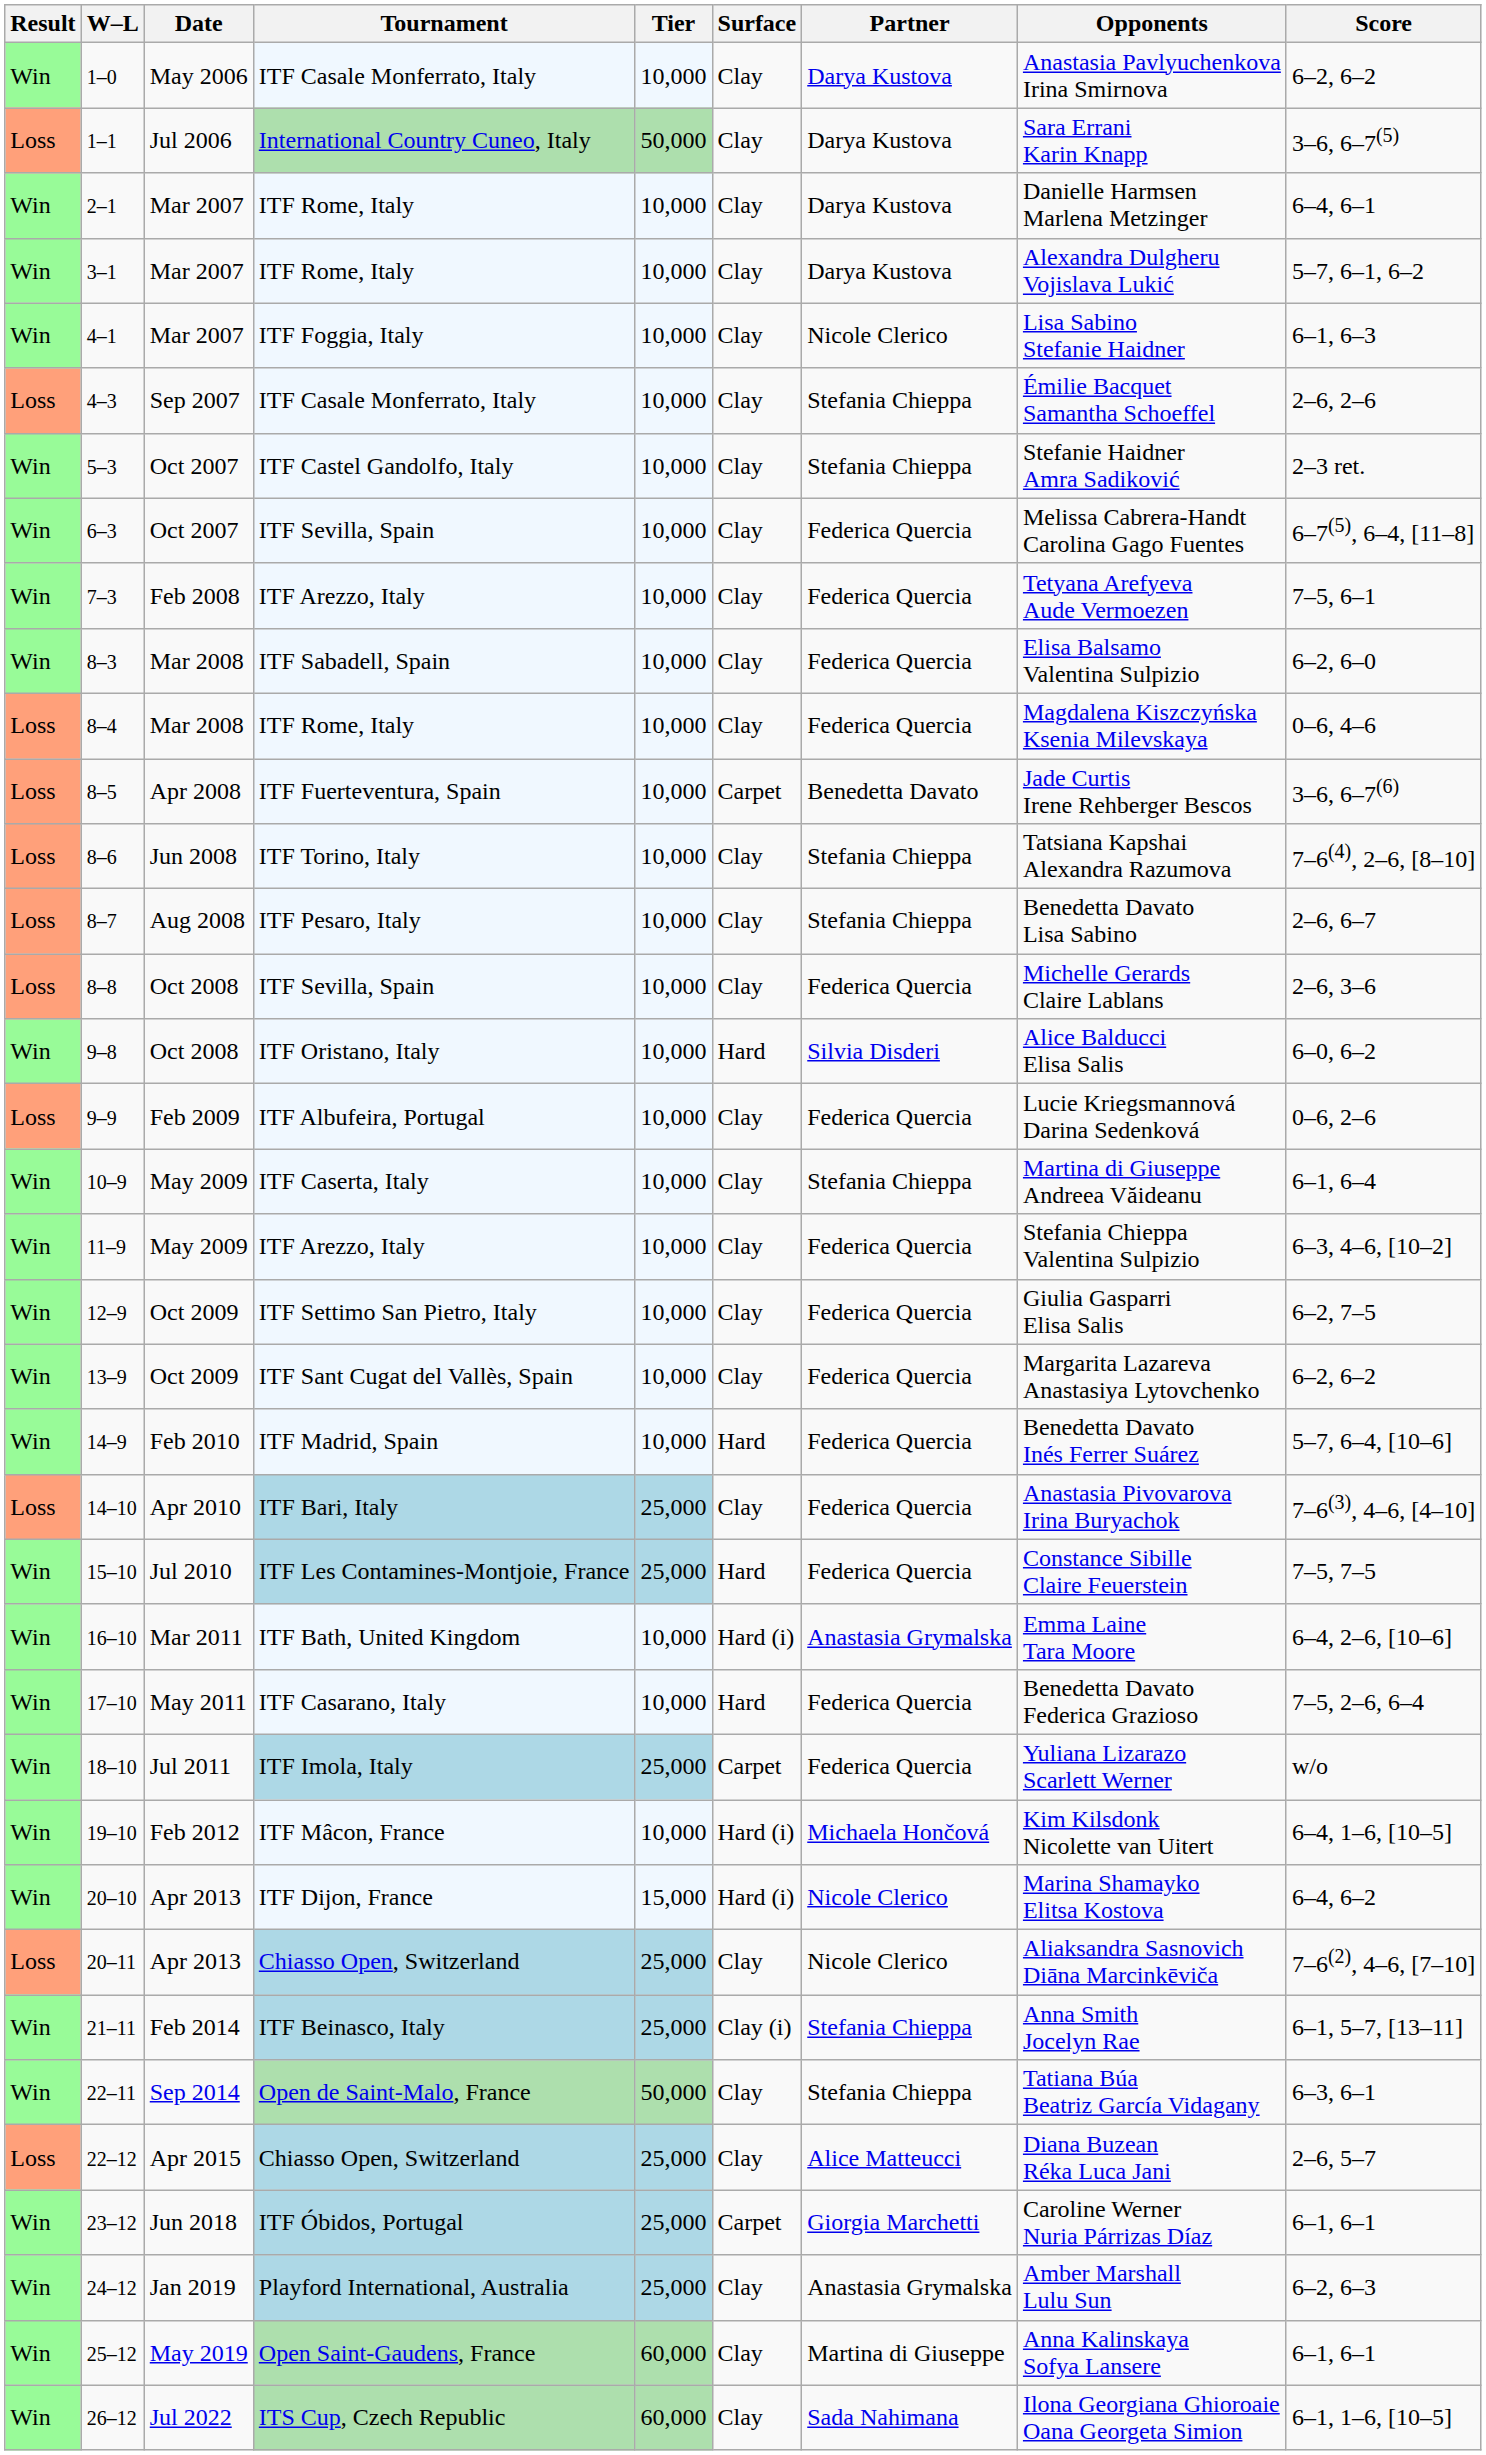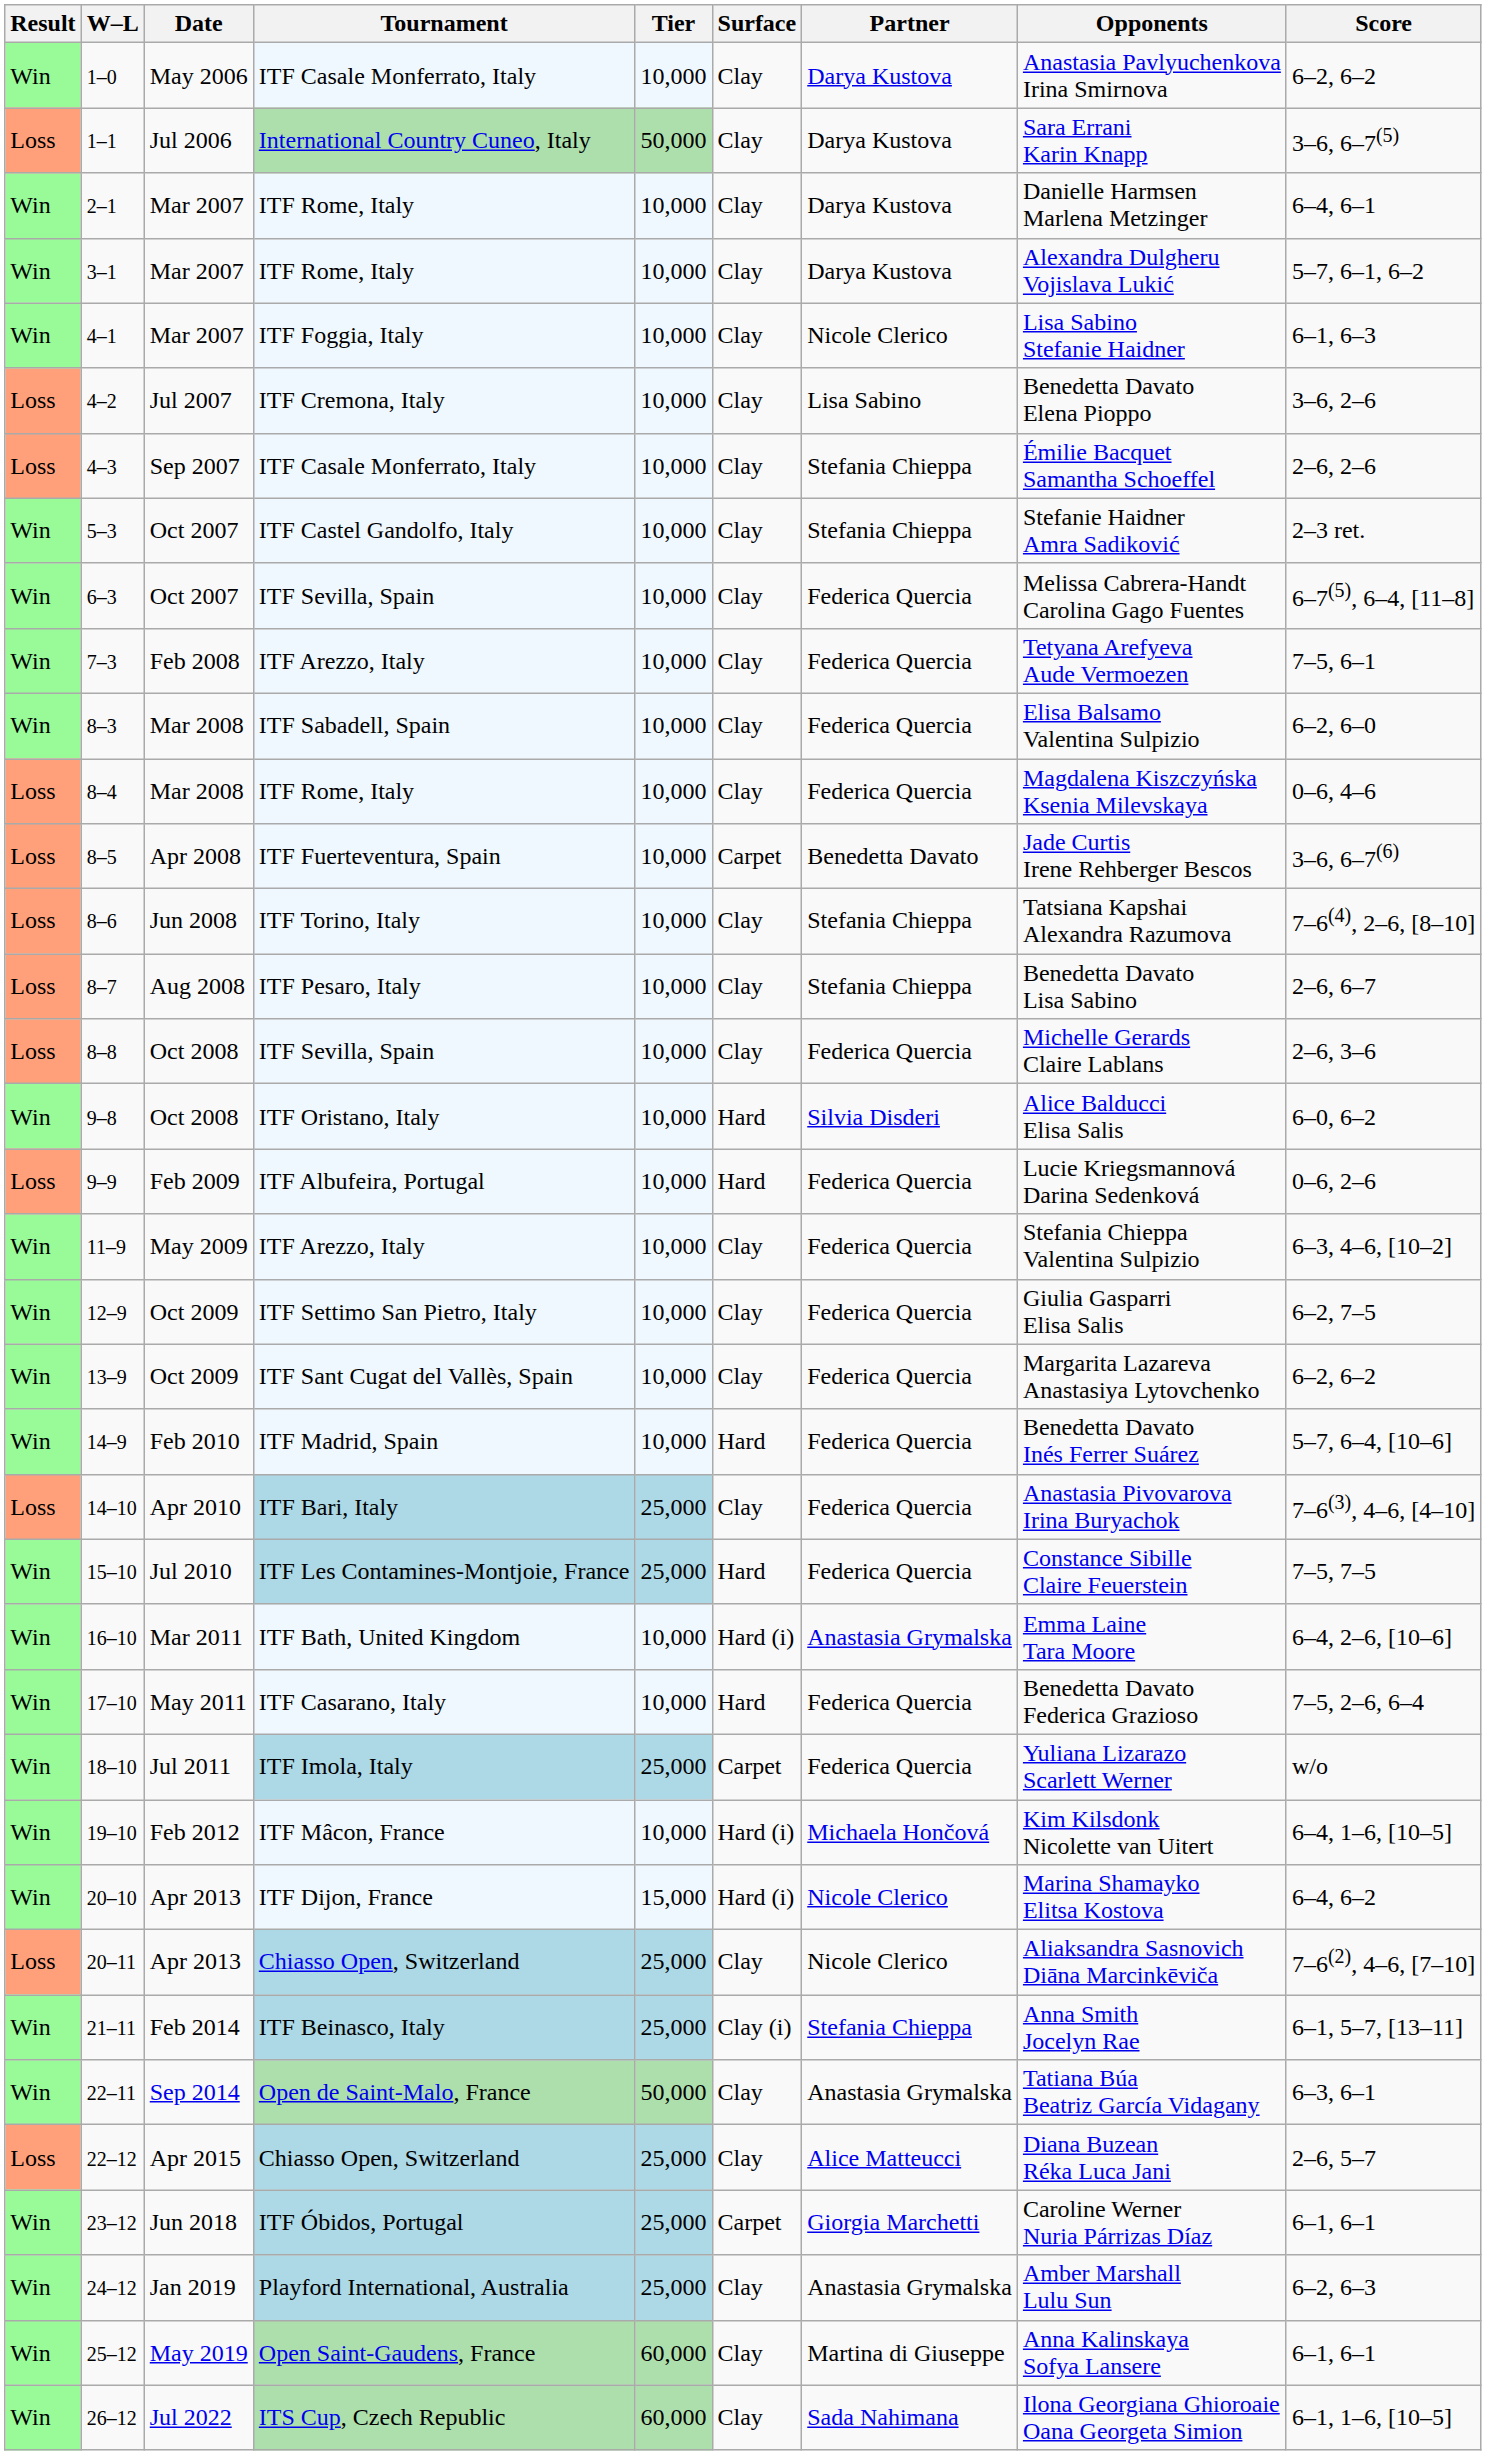+ row: (102, 401)
(740, 1116) Clay -> (742, 1181) Hard
- row: (107, 1182)
(890, 2092) Stefania Chieppa -> (910, 2092) Anastasia Grymalska
